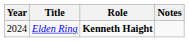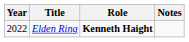(17, 28) 2024 -> (17, 28) 2022
